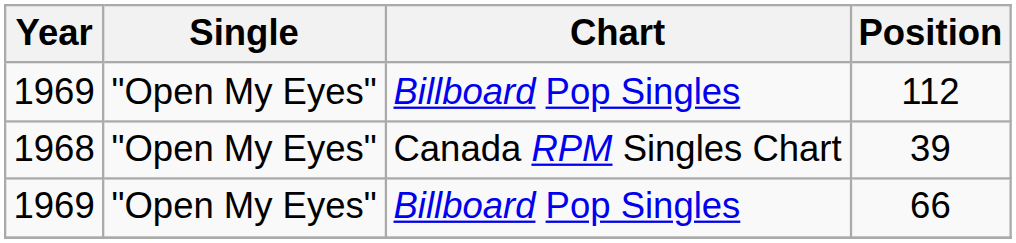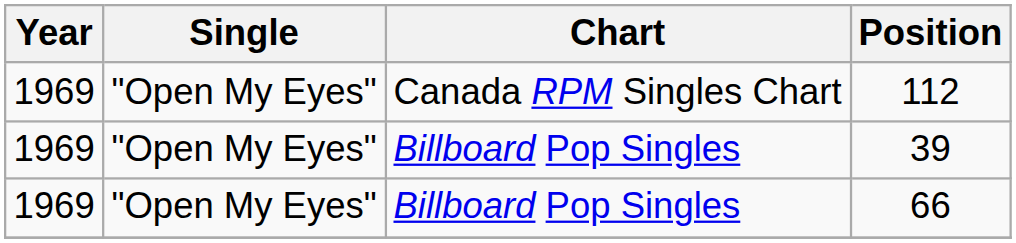(567, 91) Billboard Pop Singles -> (618, 91) Canada RPM Singles Chart
(54, 149) 1968 -> (54, 149) 1969
(618, 149) Canada RPM Singles Chart -> (567, 149) Billboard Pop Singles
